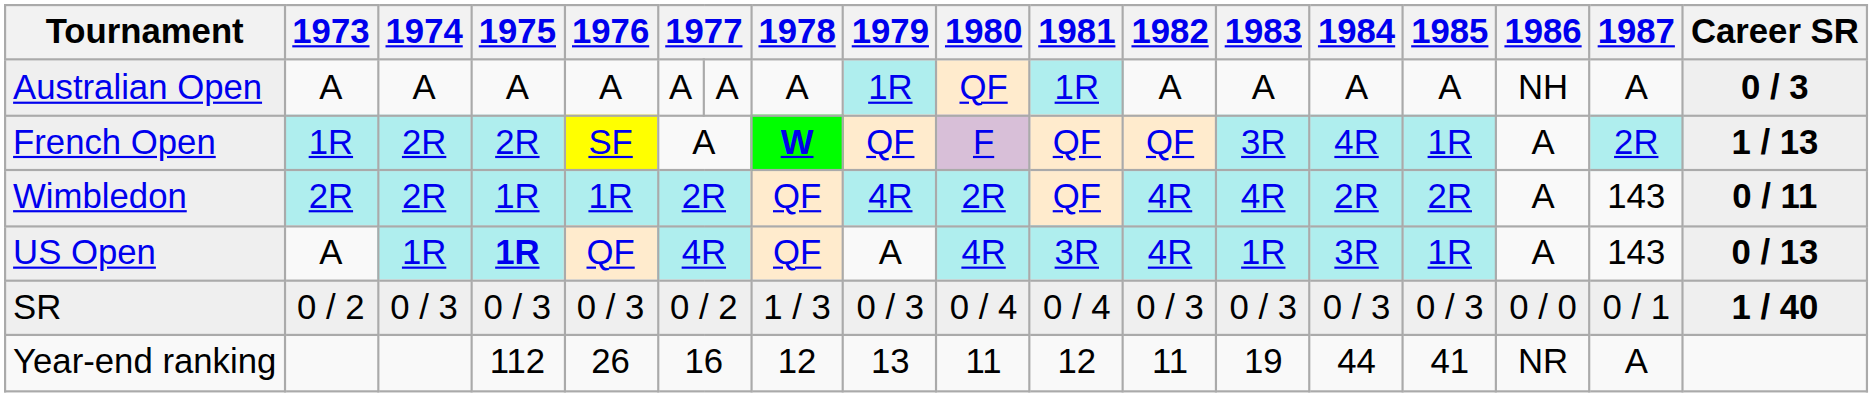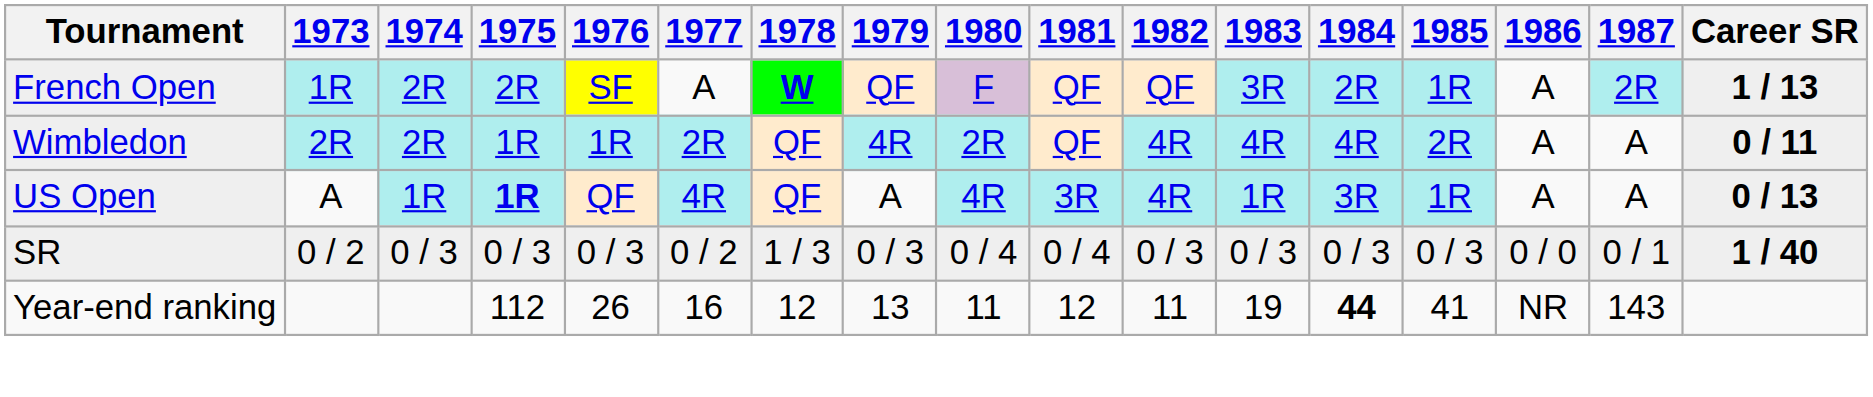- row: (138, 87)
(1357, 142) 4R -> (1357, 87) 2R
(1357, 197) 2R -> (1357, 142) 4R
(1636, 197) 143 -> (1636, 142) A
(1636, 252) 143 -> (1636, 197) A
(1357, 362) normal -> (1357, 307) bold
(1636, 362) A -> (1636, 307) 143
